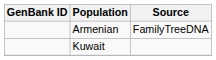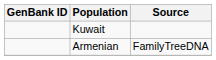rows swapped: (95, 30) <-> (89, 47)
